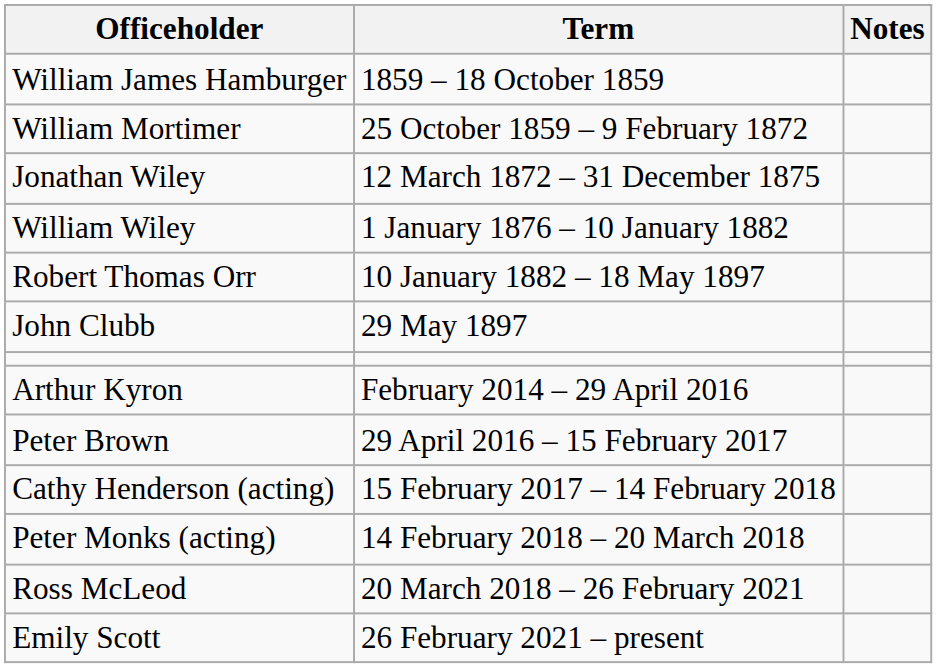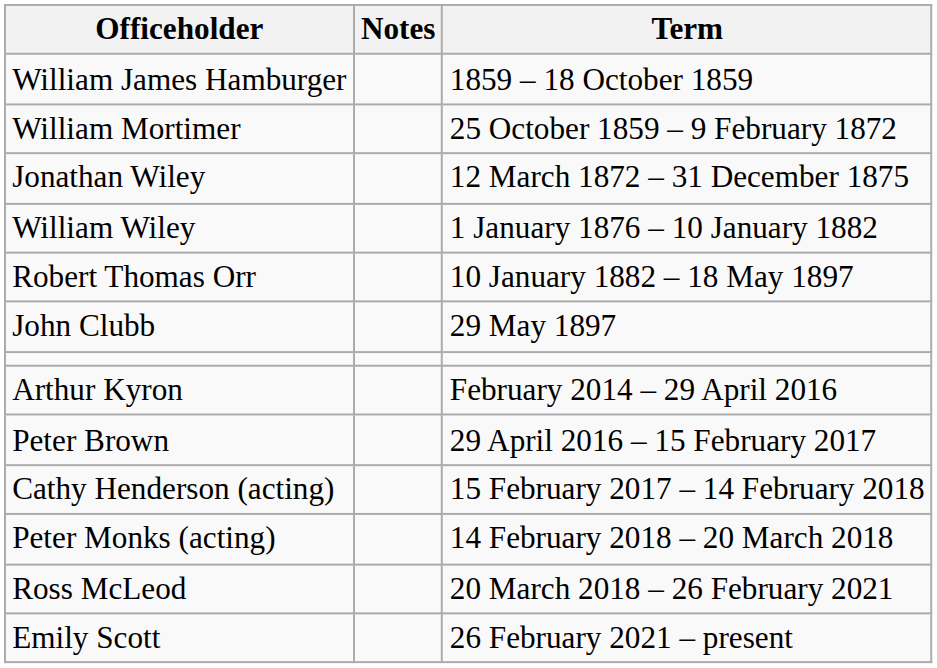columns swapped: (598, 29) <-> (887, 29)
